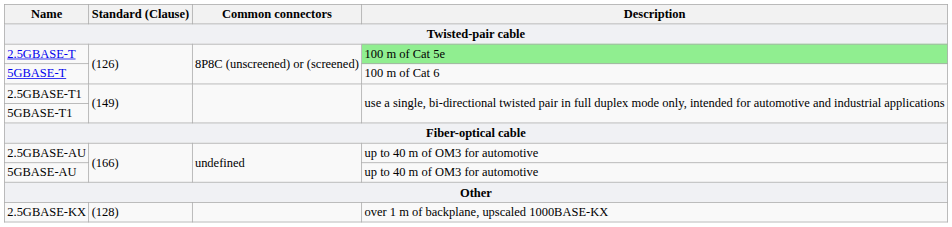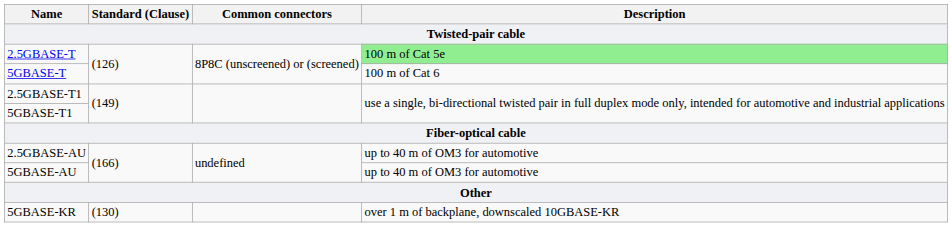- row: (47, 212)
+ row: (42, 212)
